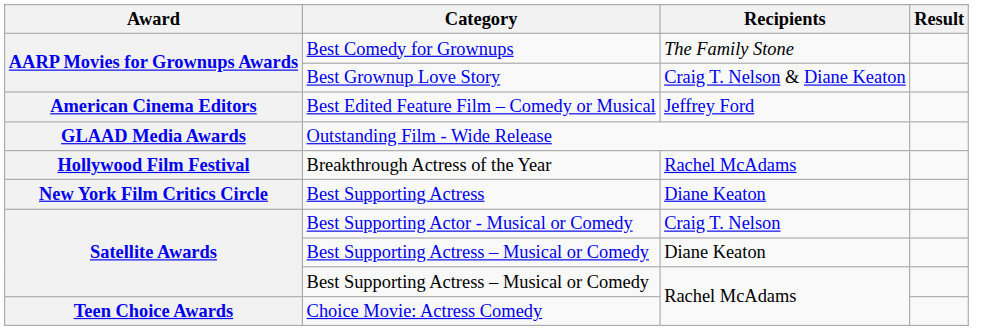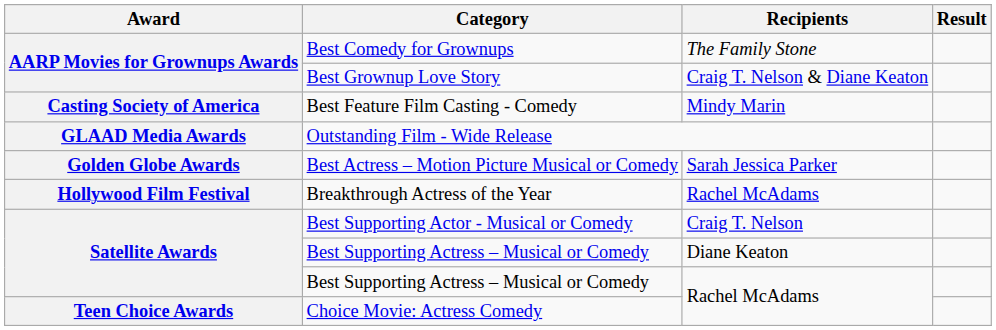- row: (481, 106)
+ row: (442, 106)
+ row: (492, 164)
- row: (396, 194)
